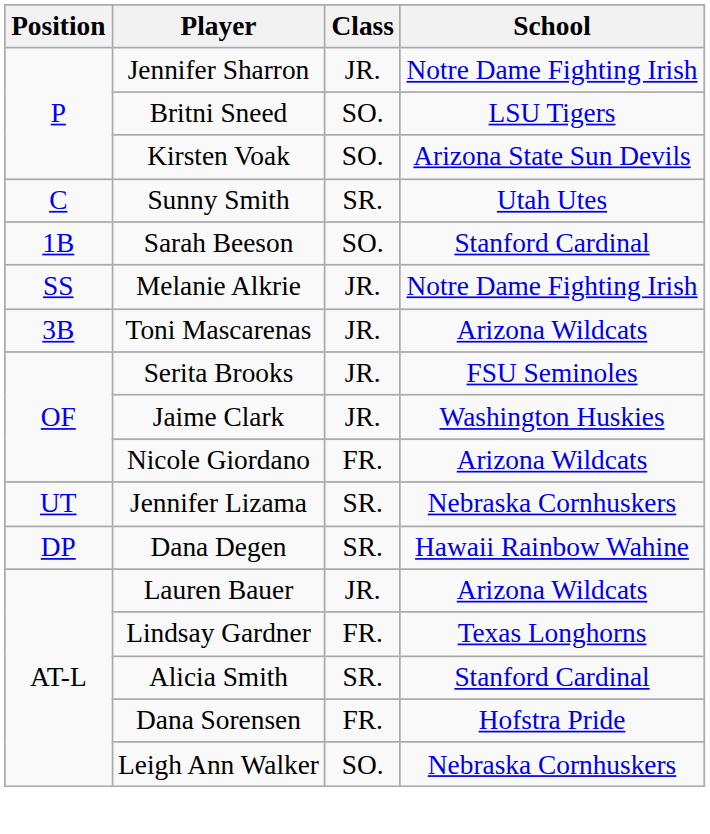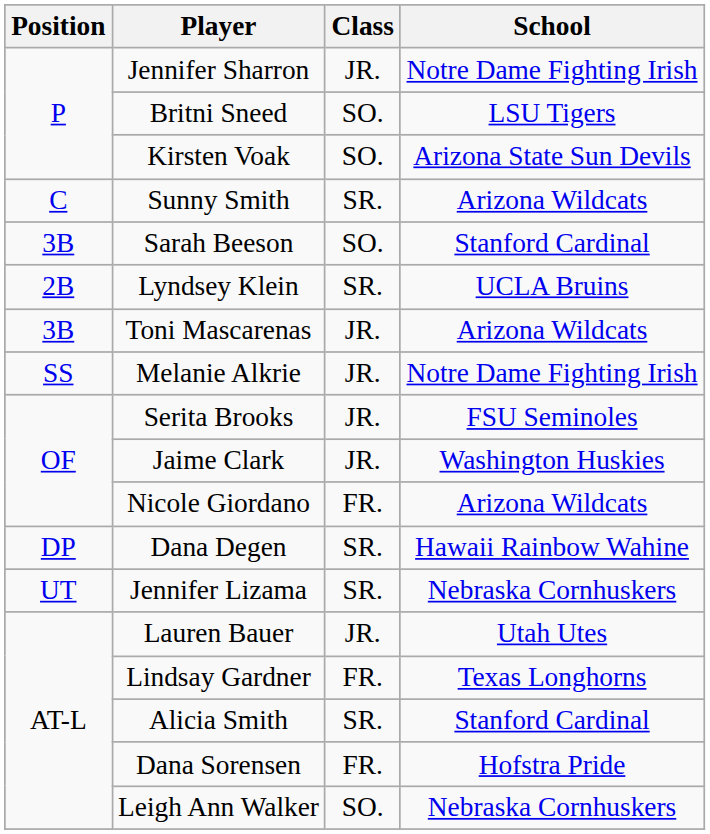(552, 199) Utah Utes -> (552, 199) Arizona Wildcats
(58, 243) 1B -> (58, 243) 3B
+ row: (218, 286)
rows swapped: (218, 329) <-> (218, 286)
rows swapped: (218, 546) <-> (218, 503)
(552, 590) Arizona Wildcats -> (552, 633) Utah Utes
